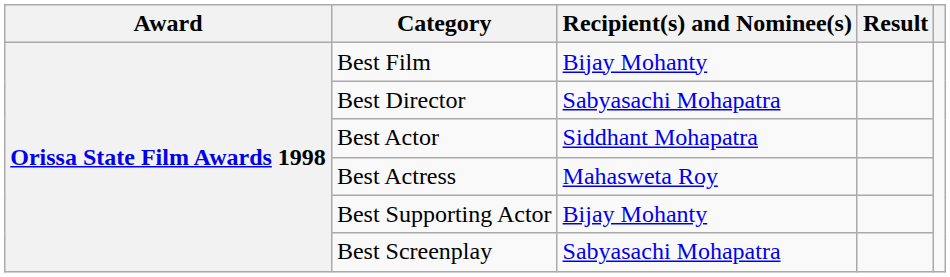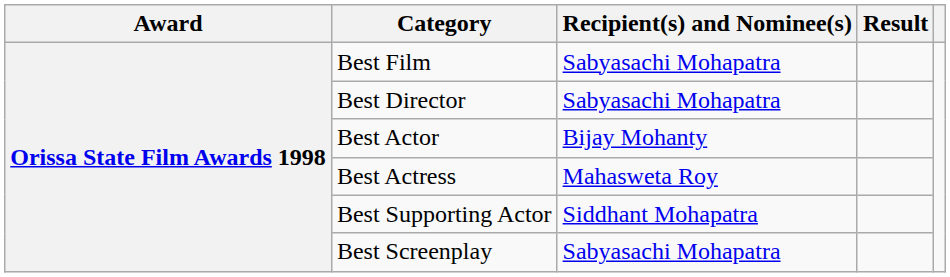(635, 61) Bijay Mohanty -> (672, 61) Sabyasachi Mohapatra
(660, 137) Siddhant Mohapatra -> (635, 137) Bijay Mohanty
(635, 213) Bijay Mohanty -> (660, 213) Siddhant Mohapatra
